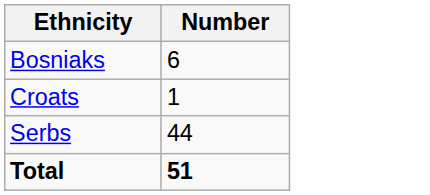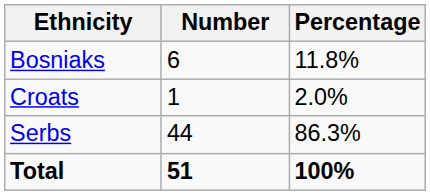+ column: (357, 23)
